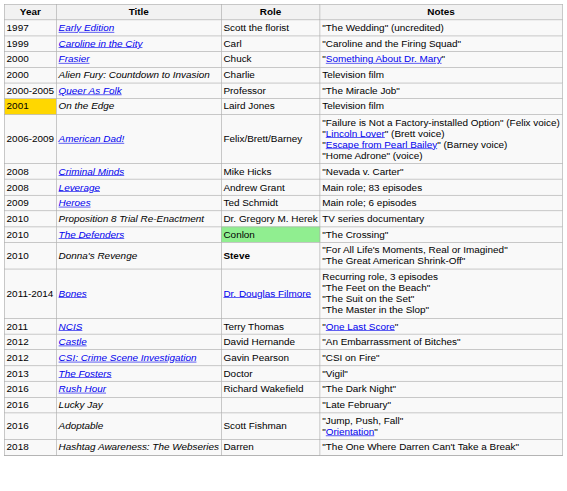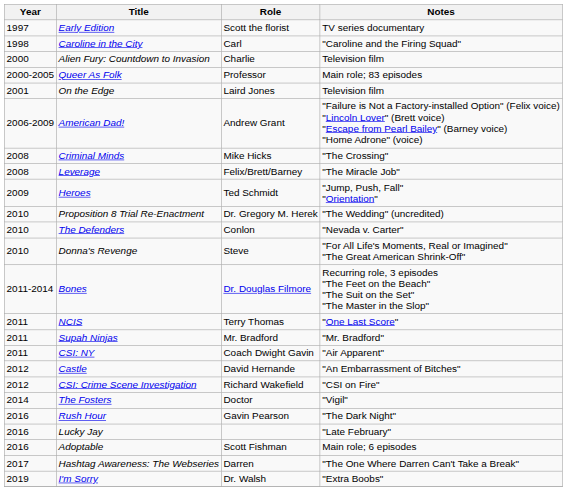(383, 28) "The Wedding" (uncredited) -> (373, 28) TV series documentary
(18, 43) 1999 -> (18, 43) 1998
- row: (74, 59)
(361, 91) "The Miracle Job" -> (372, 75) Main role; 83 episodes
(18, 106) gold background -> (18, 91) no background
(263, 139) Felix/Brett/Barney -> (254, 123) Andrew Grant
(363, 171) "Nevada v. Carter" -> (355, 155) "The Crossing"
(254, 187) Andrew Grant -> (263, 171) Felix/Brett/Barney
(372, 187) Main role; 83 episodes -> (361, 171) "The Miracle Job"
(369, 203) Main role; 6 episodes -> (363, 193) "Jump, Push, Fall" "Orientation"
(373, 218) TV series documentary -> (383, 214) "The Wedding" (uncredited)
(239, 234) lightgreen background -> (239, 230) no background
(355, 234) "The Crossing" -> (363, 230) "Nevada v. Carter"
(237, 255) bold -> (236, 251) normal
+ row: (88, 337)
+ row: (77, 353)
(256, 357) Gavin Pearson -> (264, 384) Richard Wakefield
(18, 373) 2013 -> (18, 400) 2014
(264, 389) Richard Wakefield -> (256, 416) Gavin Pearson
(363, 426) "Jump, Push, Fall" "Orientation" -> (369, 447) Main role; 6 episodes
(18, 447) 2018 -> (18, 463) 2017
+ row: (78, 479)
